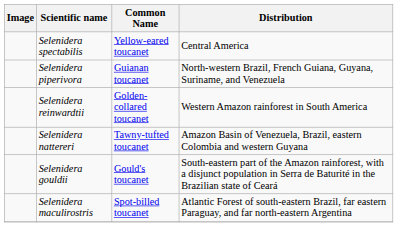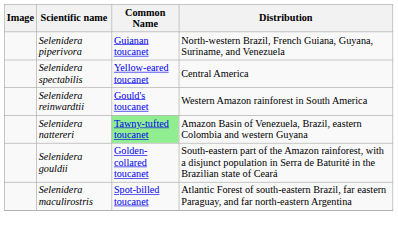rows swapped: (61, 46) <-> (61, 73)
(131, 107) Golden-collared toucanet -> (131, 101) Gould's toucanet
(141, 140) no background -> (141, 129) lightgreen background
(131, 174) Gould's toucanet -> (131, 162) Golden-collared toucanet
